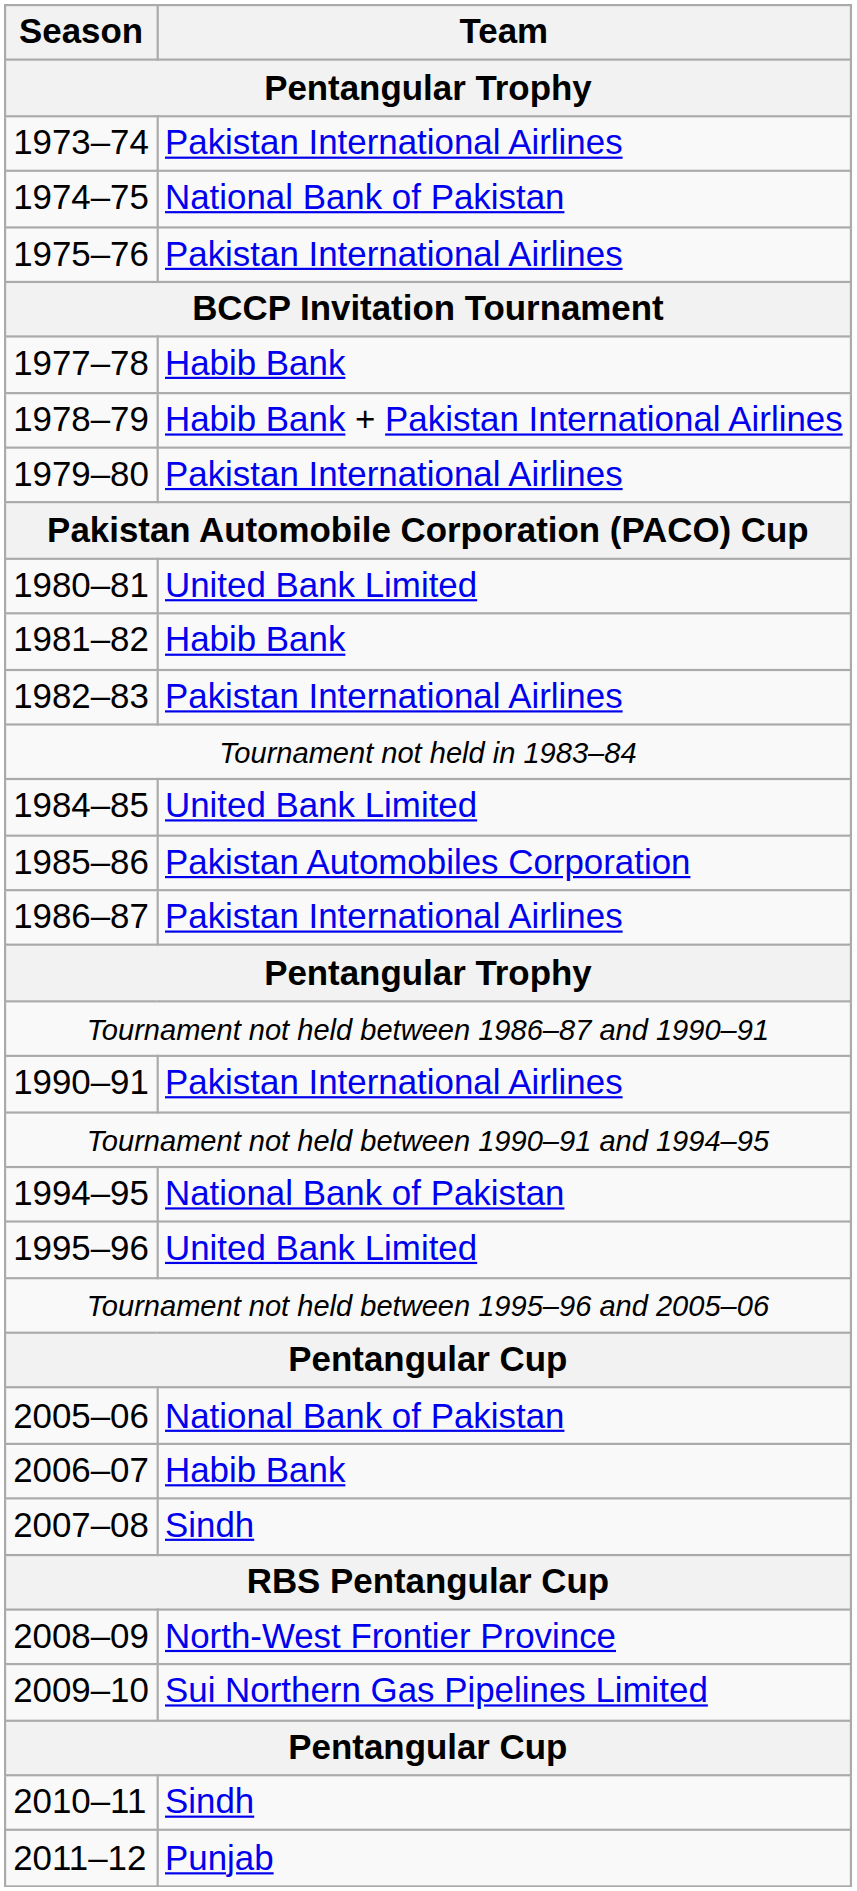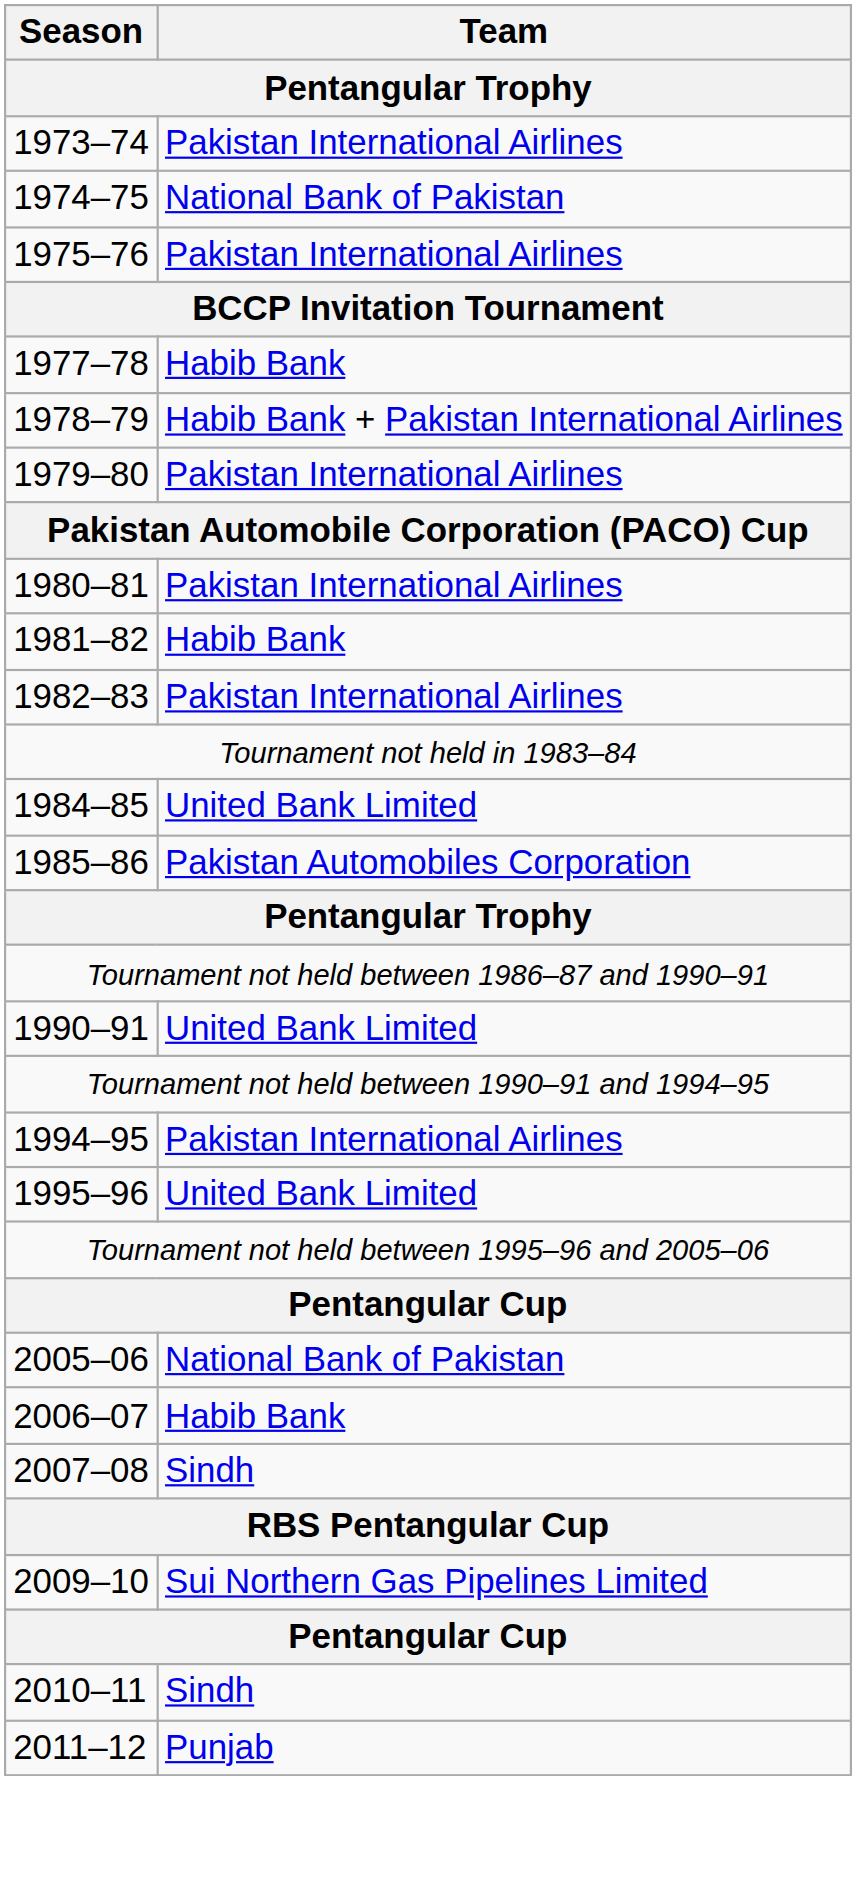(321, 585) United Bank Limited -> (394, 585) Pakistan International Airlines
- row: (81, 917)
(394, 1083) Pakistan International Airlines -> (321, 1027) United Bank Limited
(365, 1193) National Bank of Pakistan -> (394, 1138) Pakistan International Airlines
- row: (81, 1636)
